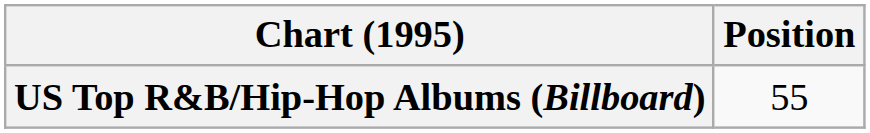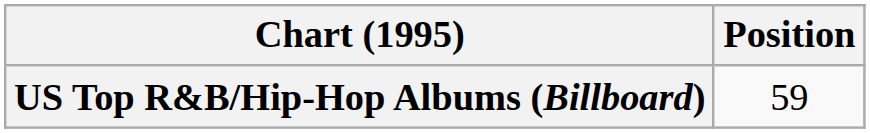(789, 95) 55 -> (789, 95) 59
